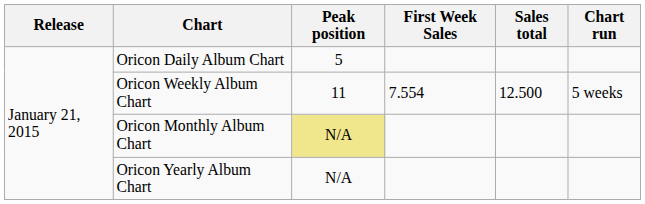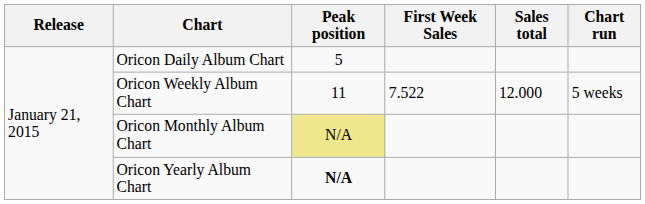(406, 93) 7.554 -> (406, 93) 7.522
(520, 93) 12.500 -> (520, 93) 12.000
(339, 178) normal -> (339, 178) bold
